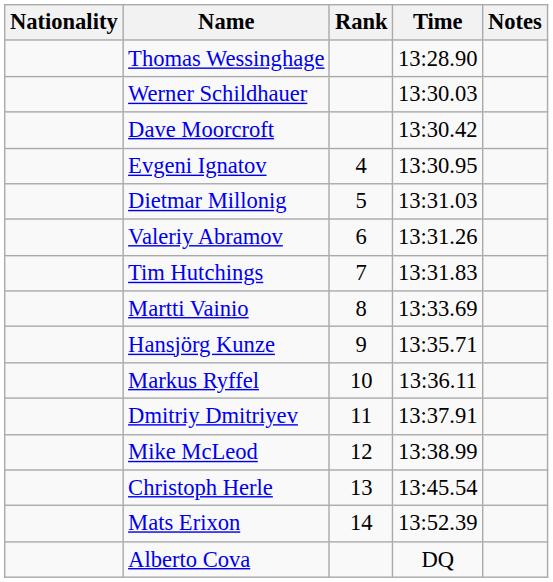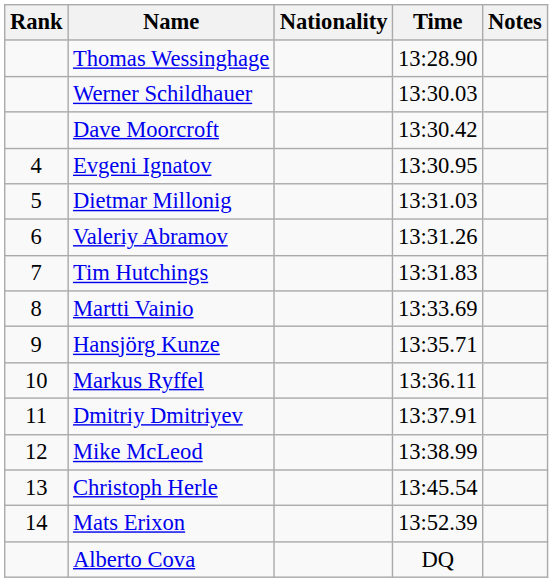columns swapped: (361, 22) <-> (64, 22)
